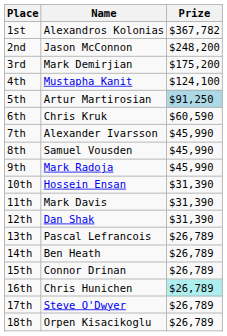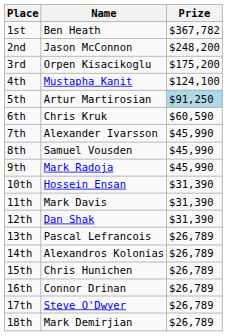(104, 30) Alexandros Kolonias -> (72, 30) Ben Heath
(88, 64) Mark Demirjian -> (98, 64) Orpen Kisacikoglu
(72, 253) Ben Heath -> (104, 253) Alexandros Kolonias
(85, 270) Connor Drinan -> (88, 270) Chris Hunichen
(88, 288) Chris Hunichen -> (85, 288) Connor Drinan
(191, 288) paleturquoise background -> (191, 288) no background
(98, 322) Orpen Kisacikoglu -> (88, 322) Mark Demirjian
